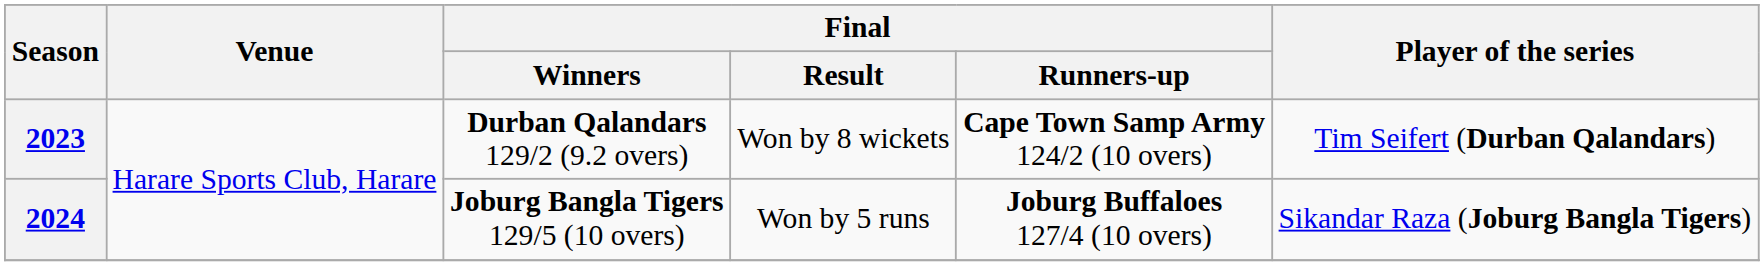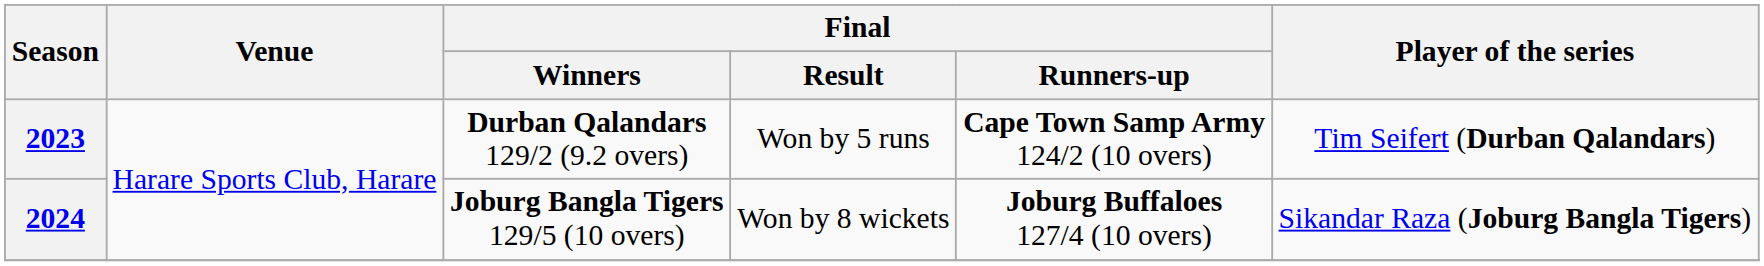(843, 138) Won by 8 wickets -> (843, 138) Won by 5 runs
(843, 218) Won by 5 runs -> (843, 218) Won by 8 wickets
